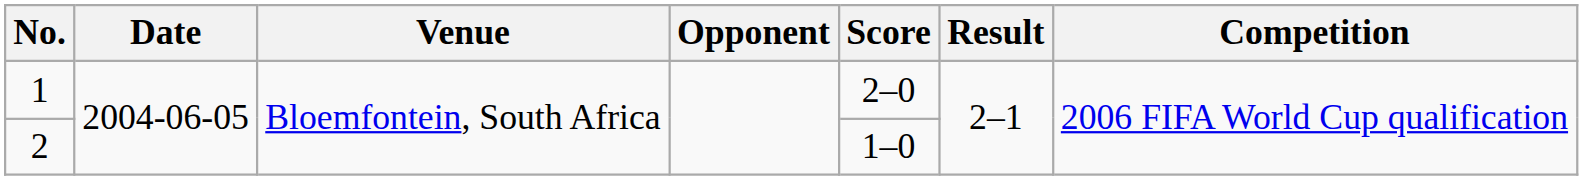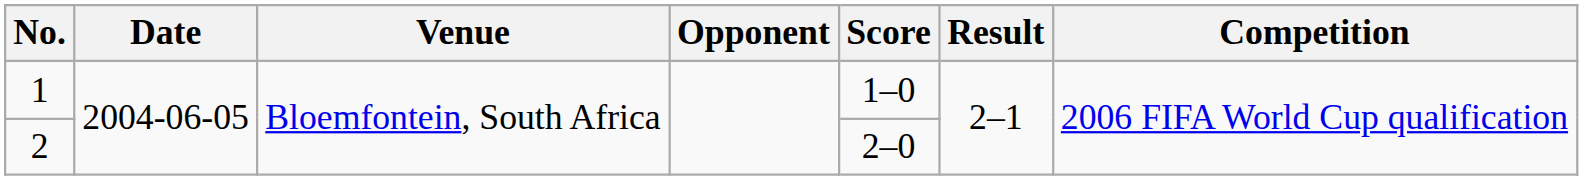(889, 89) 2–0 -> (889, 89) 1–0
(889, 145) 1–0 -> (889, 145) 2–0
